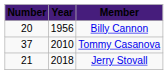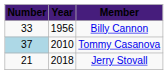(27, 28) 20 -> (27, 28) 33
(27, 45) no background -> (27, 45) lightblue background
